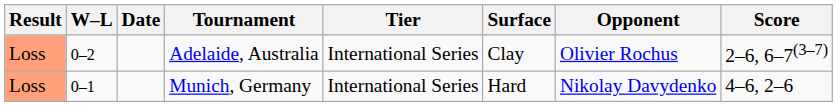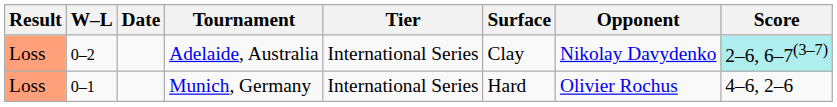(619, 53) Olivier Rochus -> (638, 53) Nikolay Davydenko
(777, 53) no background -> (777, 53) paleturquoise background
(638, 86) Nikolay Davydenko -> (619, 86) Olivier Rochus
